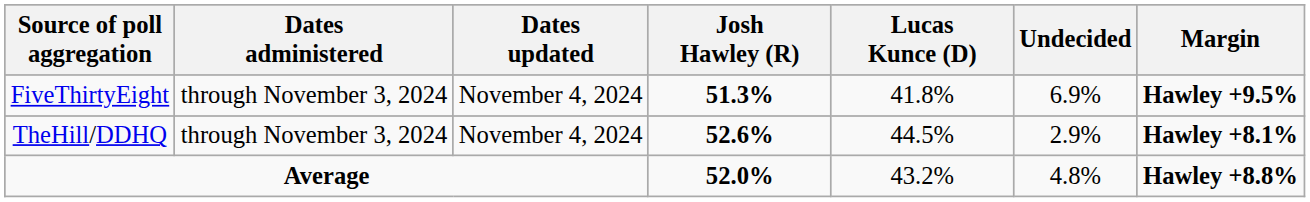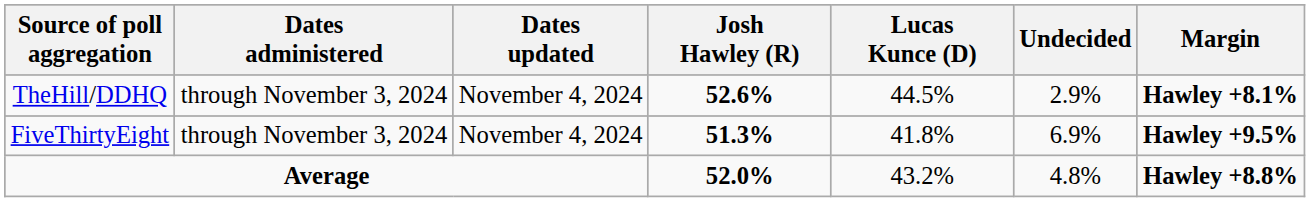rows swapped: (90, 94) <-> (90, 135)
